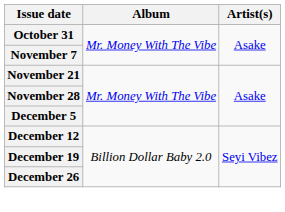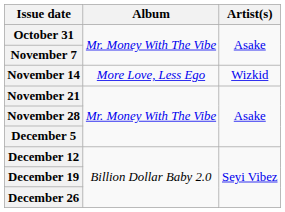+ row: (44, 75)
